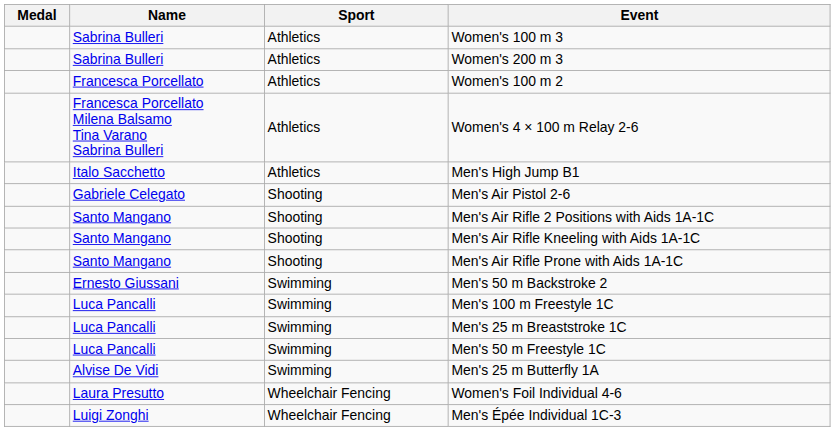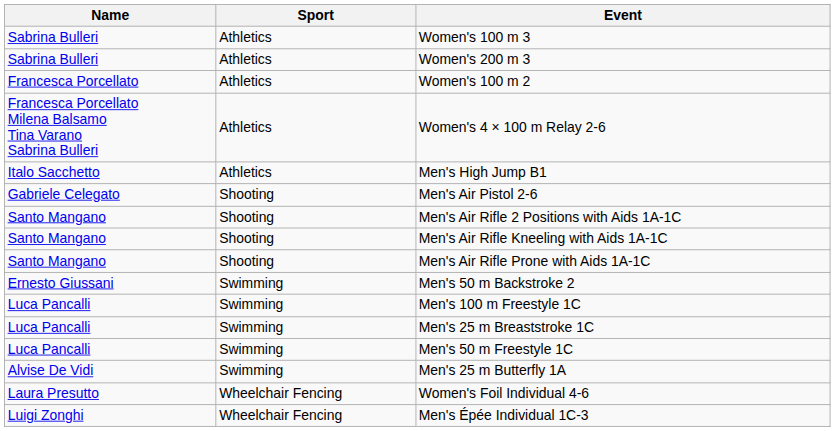- column: (37, 15)
